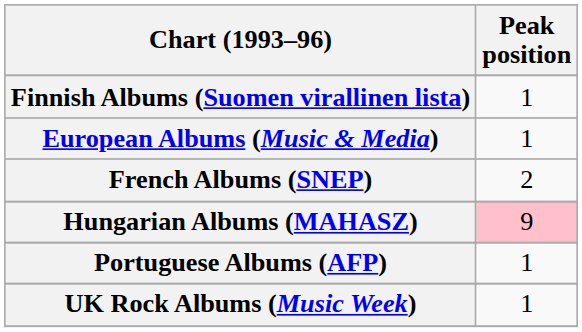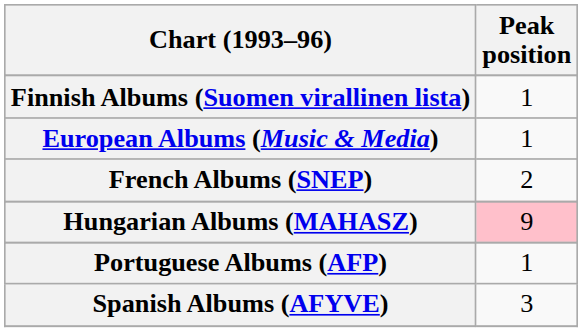+ row: (241, 304)
- row: (241, 304)
